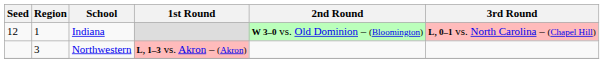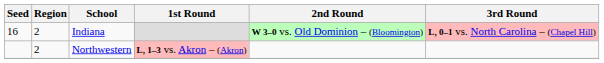(12, 31) 12 -> (12, 31) 16
(37, 31) 1 -> (37, 31) 2
(37, 50) 3 -> (37, 50) 2
